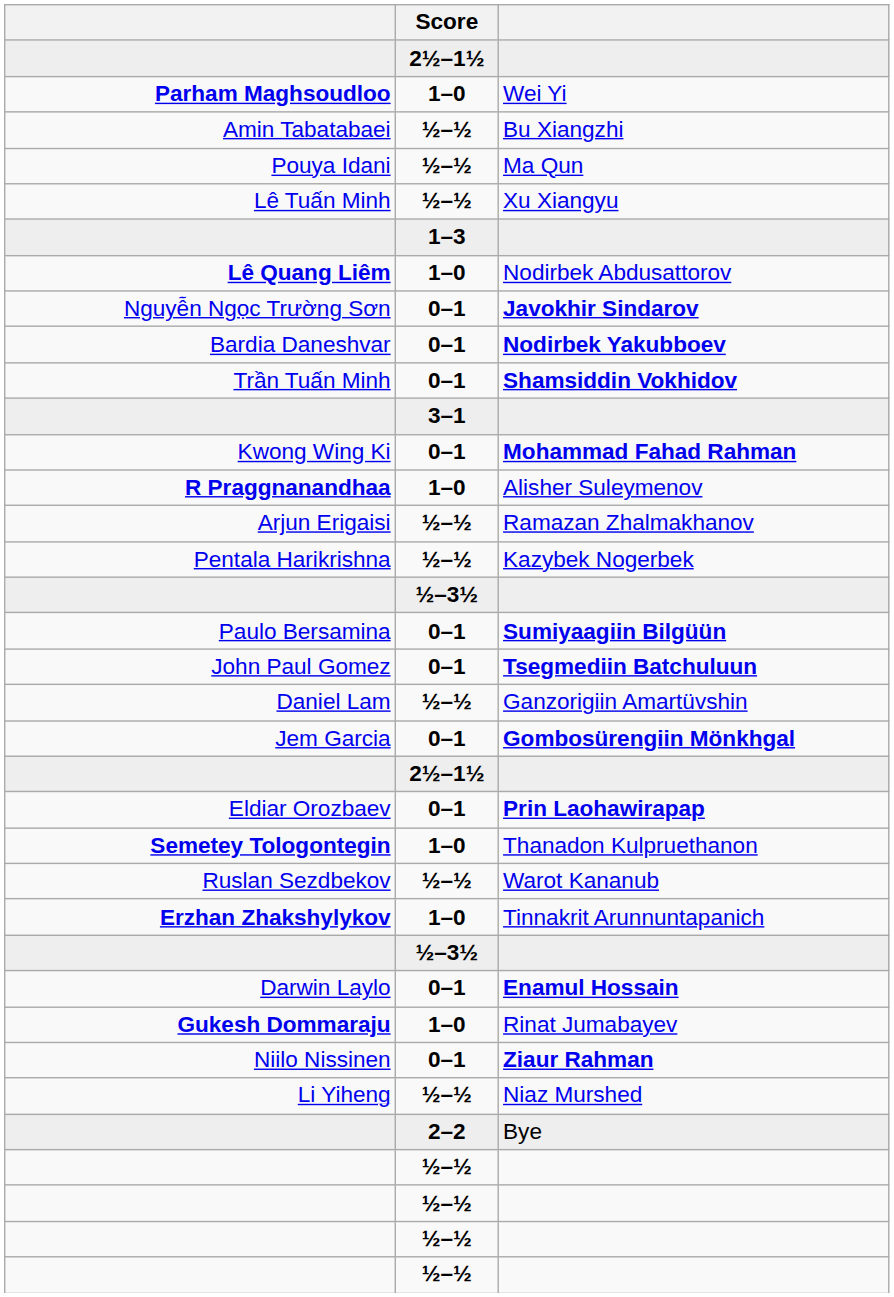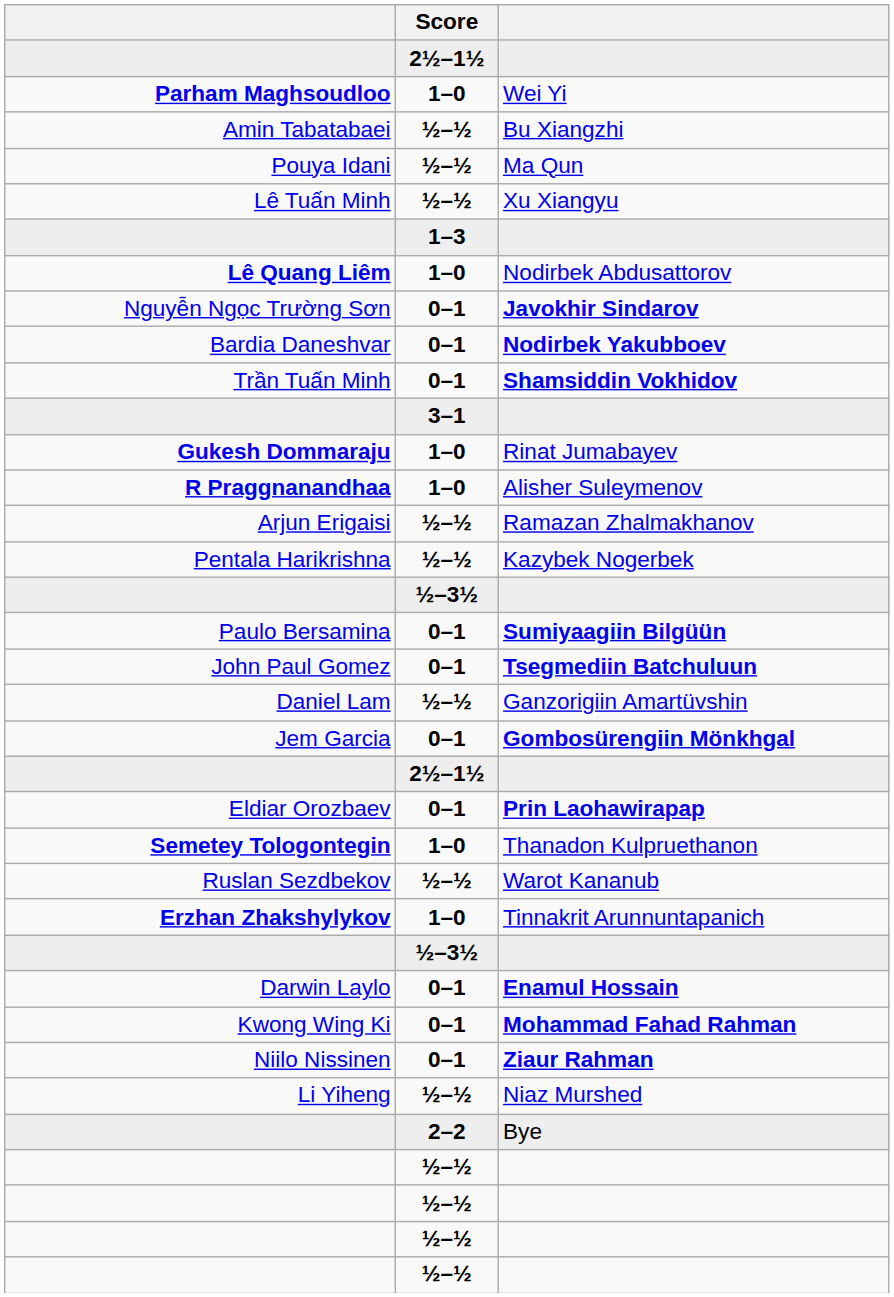rows swapped: (447, 1024) <-> (447, 451)
